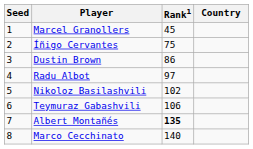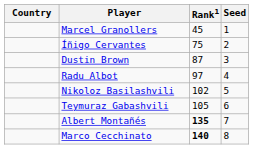columns swapped: (221, 13) <-> (18, 13)
(170, 60) 86 -> (198, 60) 87
(172, 106) 106 -> (200, 106) 105
(172, 136) normal -> (200, 136) bold
